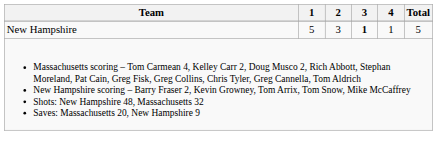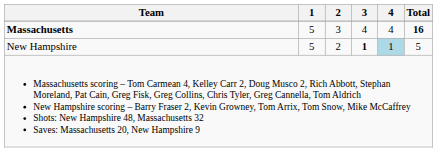+ row: (40, 30)
(338, 30) 3 -> (338, 47) 2
(391, 30) no background -> (391, 47) lightblue background
